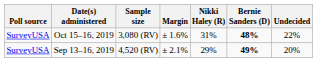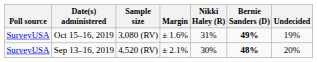(249, 35) 48% -> (249, 35) 49%
(292, 35) 22% -> (292, 35) 19%
(209, 50) 29% -> (209, 50) 30%
(249, 50) 49% -> (249, 50) 48%
